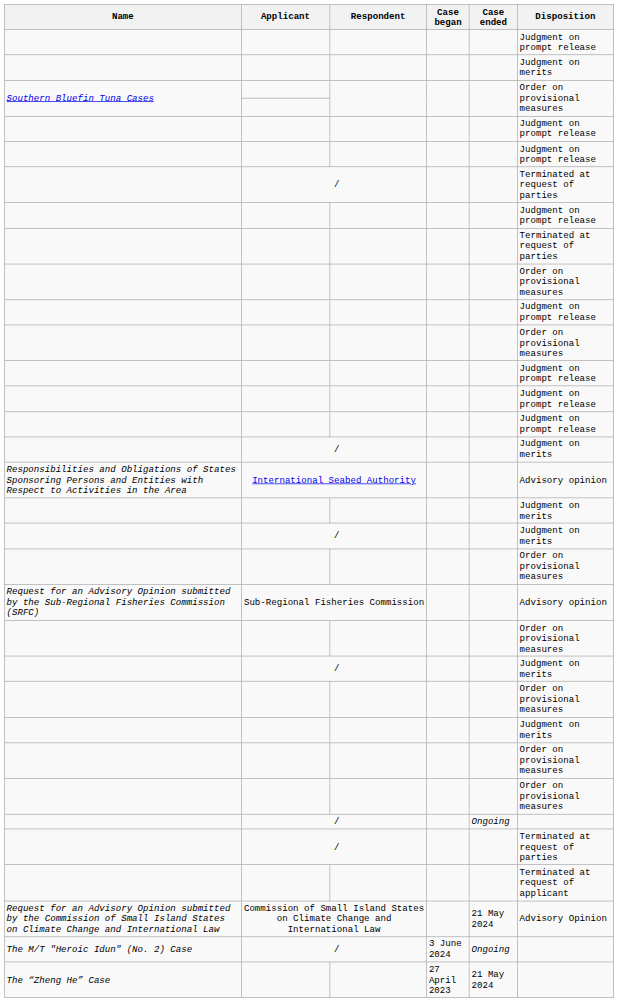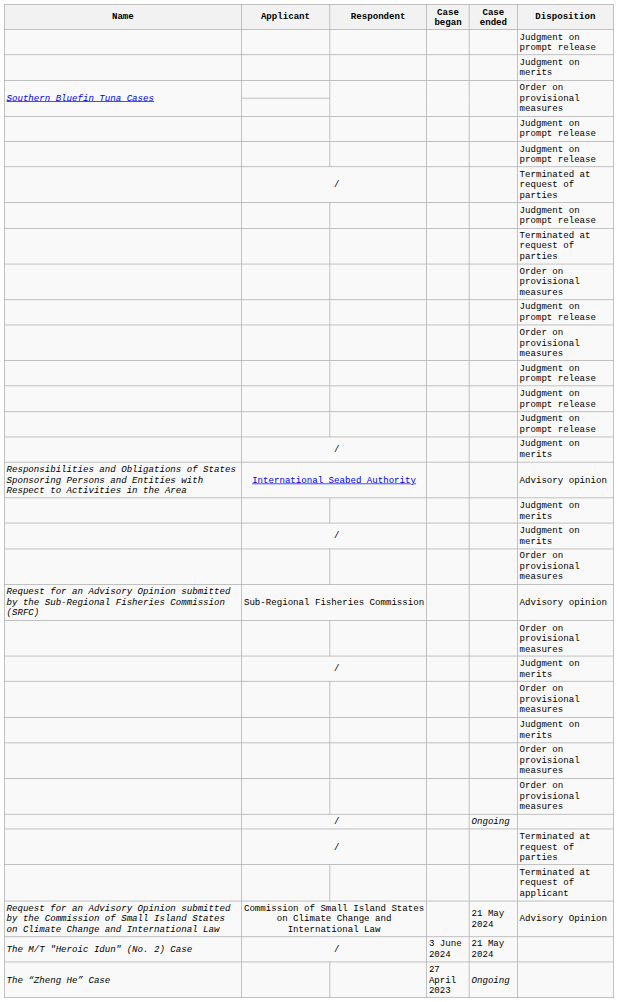(491, 949) Ongoing -> (488, 949) 21 May 2024
(488, 980) 21 May 2024 -> (491, 980) Ongoing
